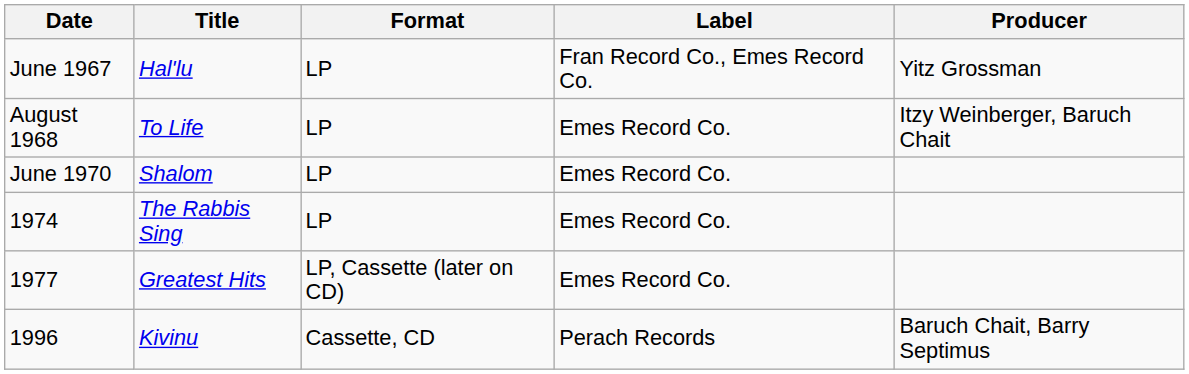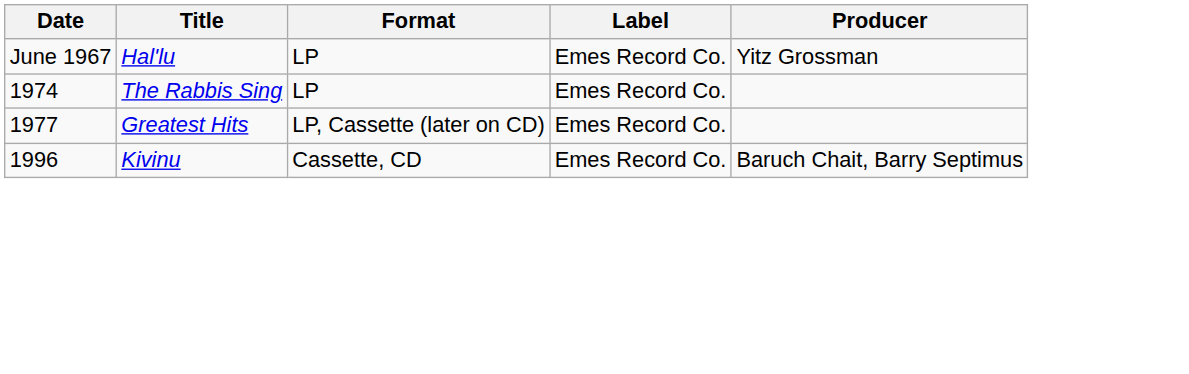(712, 68) Fran Record Co., Emes Record Co. -> (641, 56) Emes Record Co.
- row: (44, 127)
- row: (61, 174)
(637, 338) Perach Records -> (641, 159) Emes Record Co.
